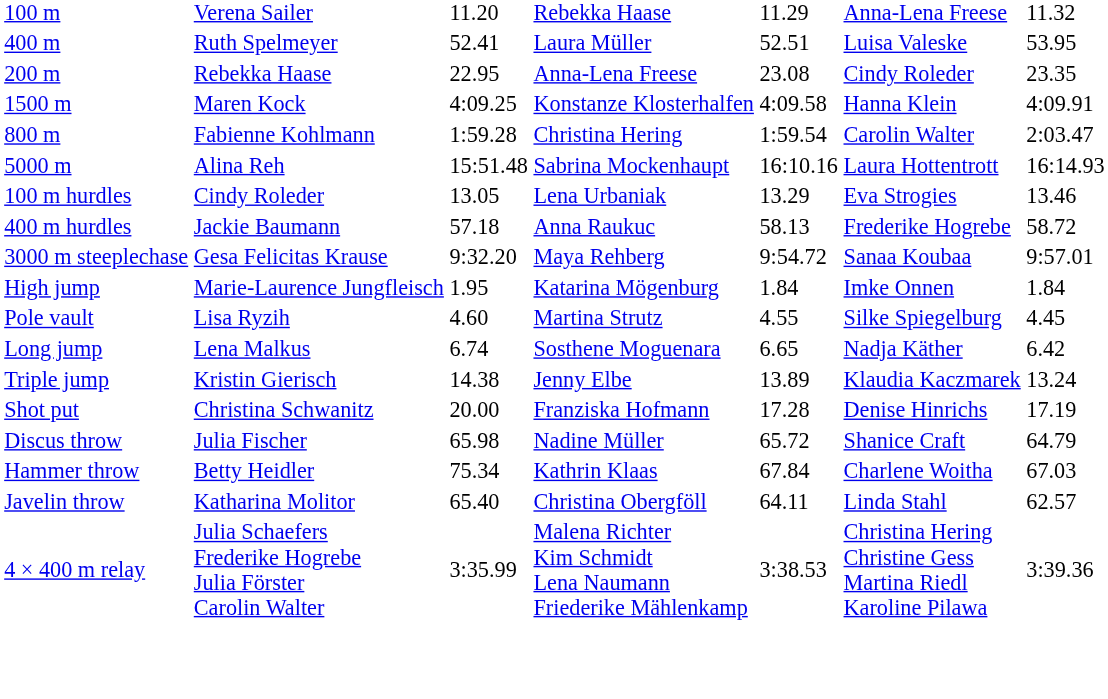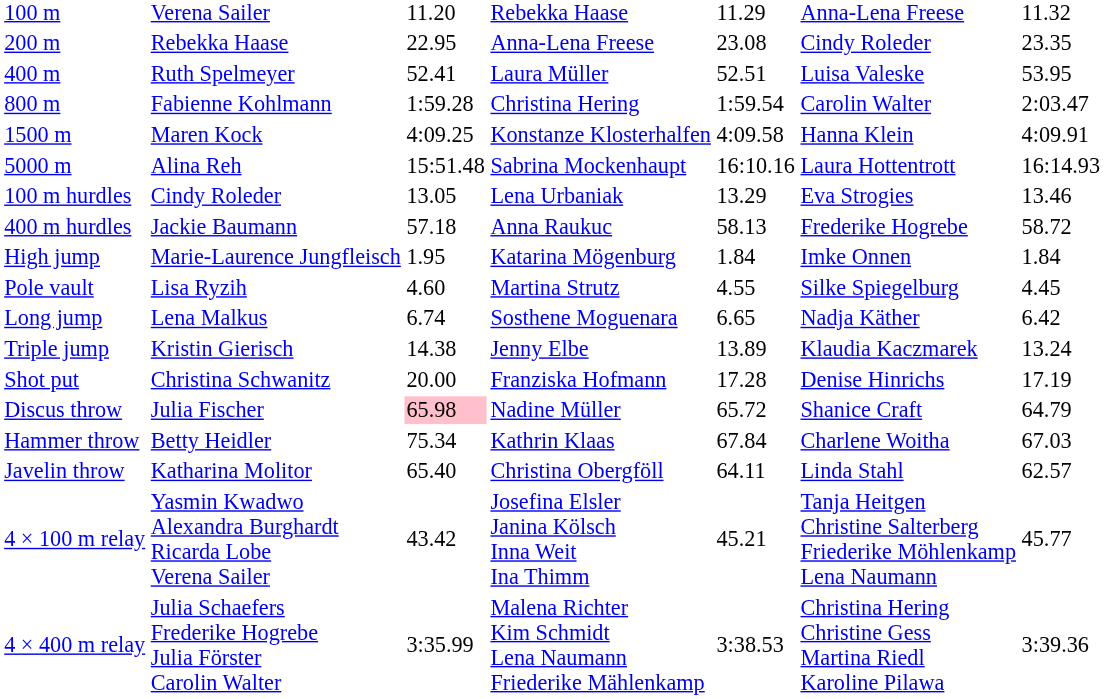rows swapped: (32, 73) <-> (32, 43)
rows swapped: (32, 134) <-> (38, 104)
- row: (96, 257)
(474, 440) no background -> (431, 410) pink background
+ row: (75, 539)
